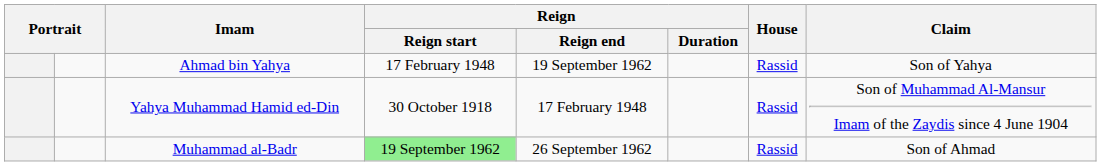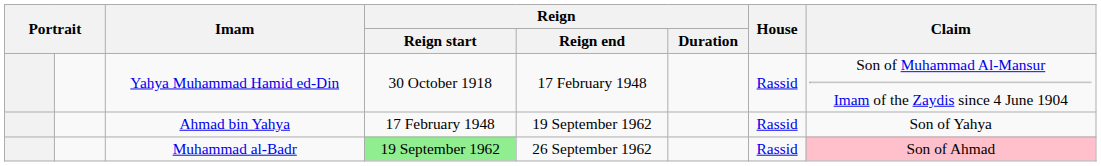rows swapped: (235, 107) <-> (235, 65)
(951, 148) no background -> (951, 148) pink background
